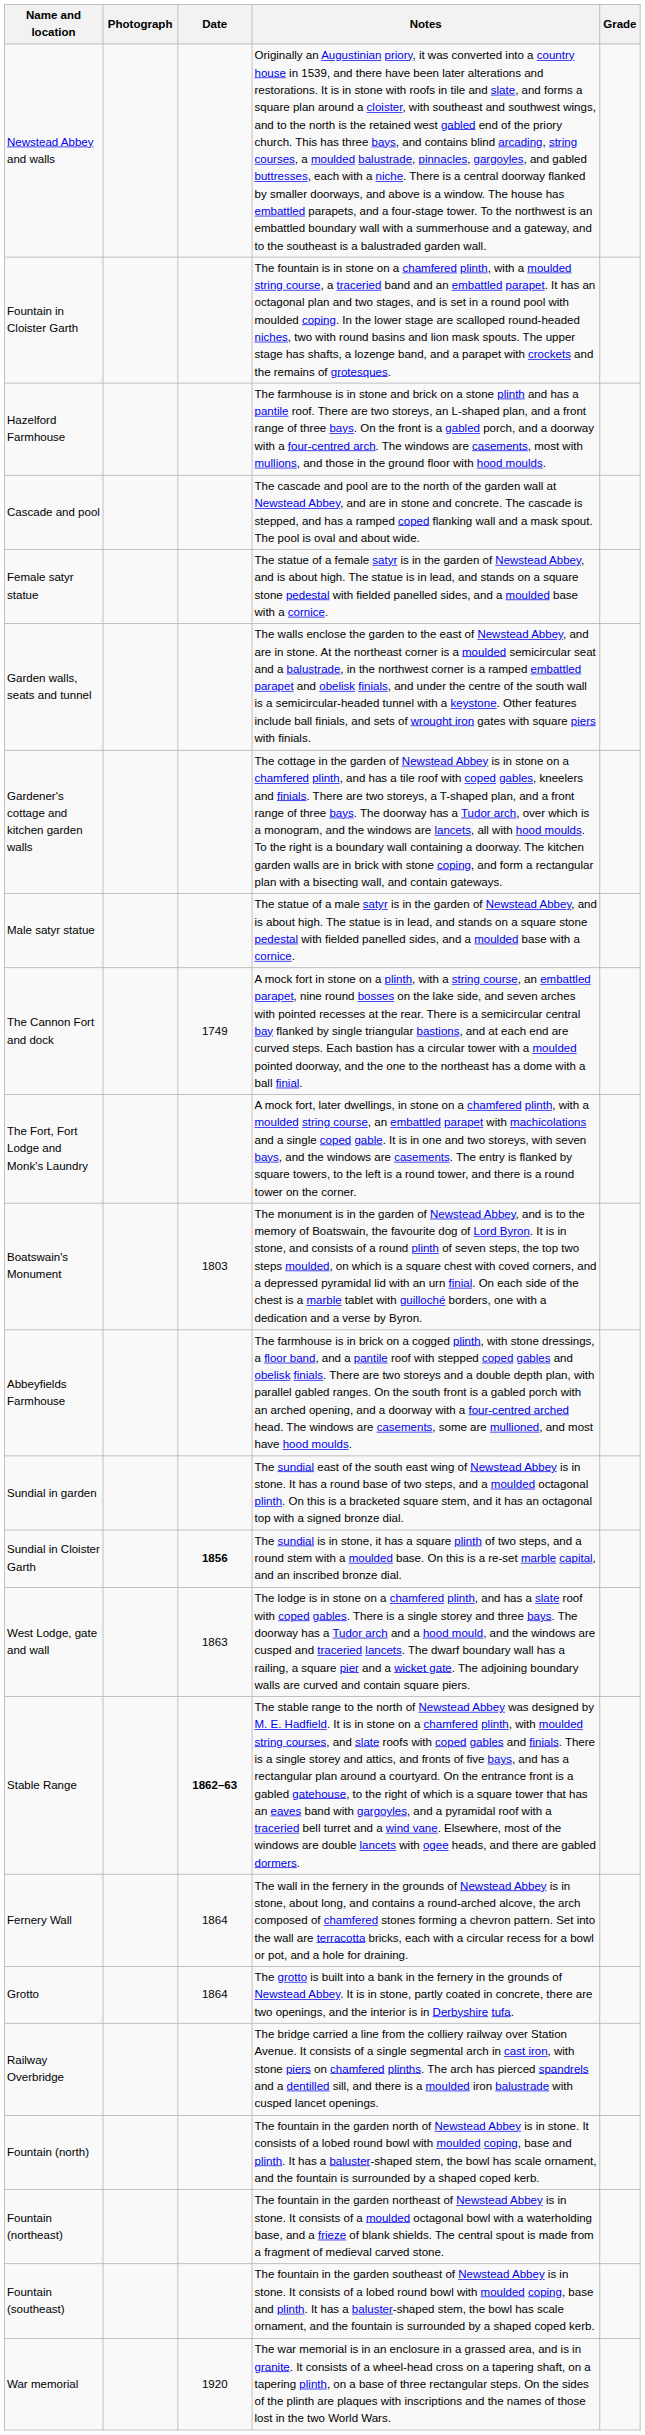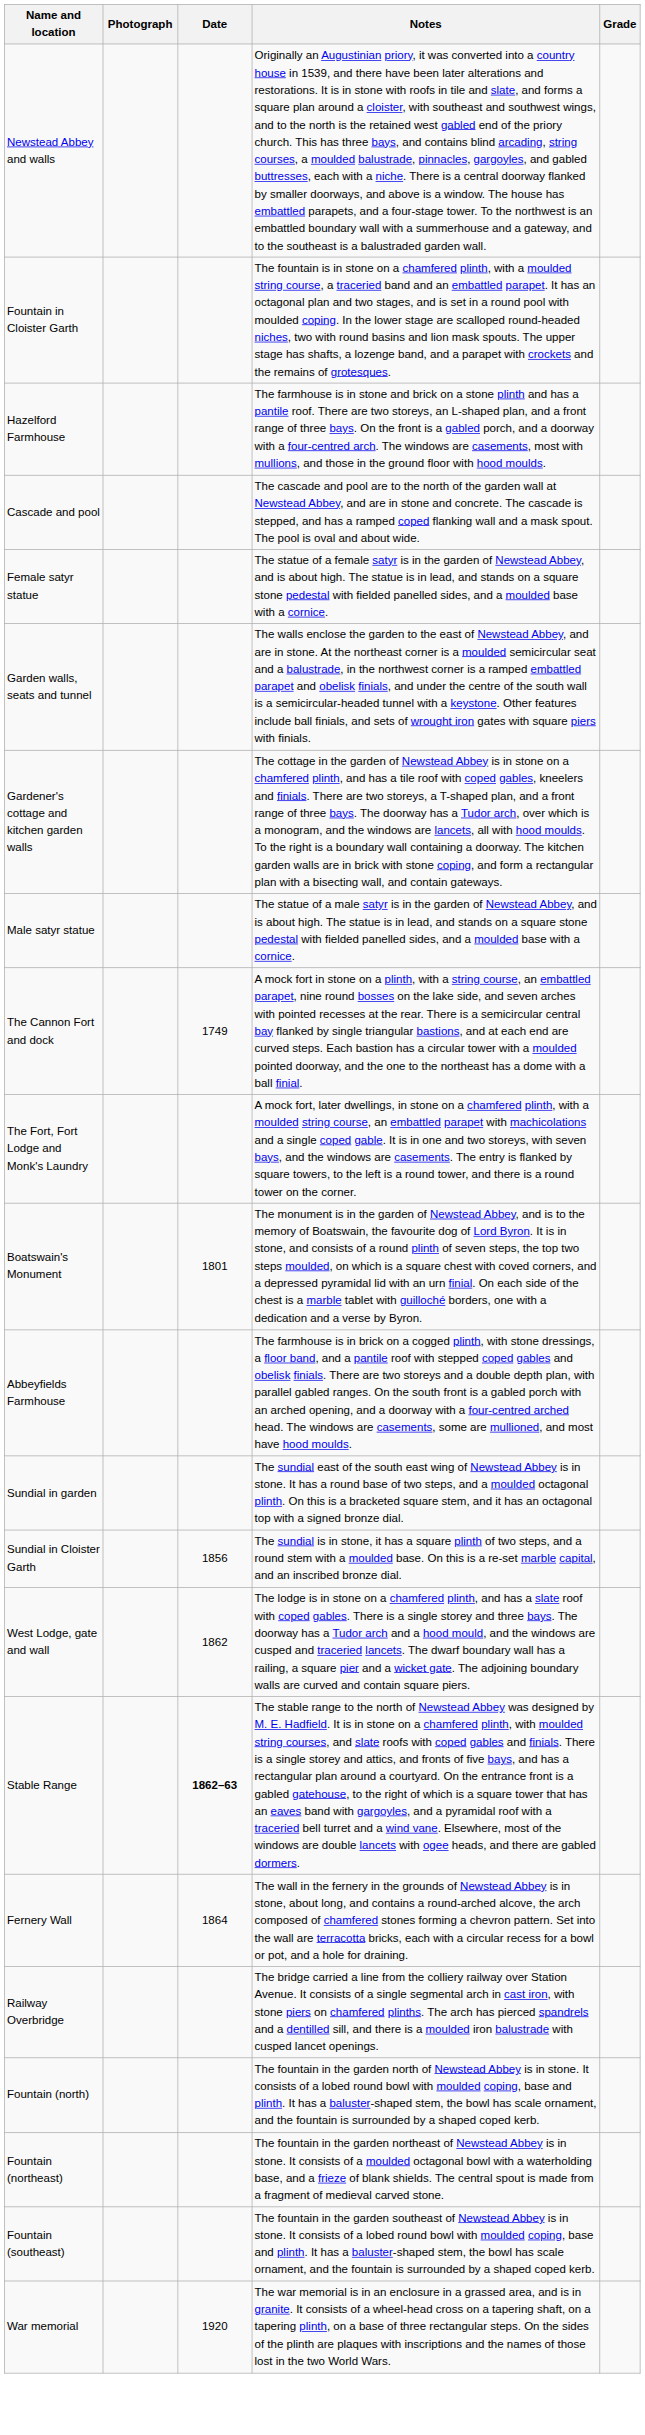(215, 1266) 1803 -> (215, 1266) 1801
(215, 1558) bold -> (215, 1558) normal
(215, 1642) 1863 -> (215, 1642) 1862
- row: (23, 1994)
